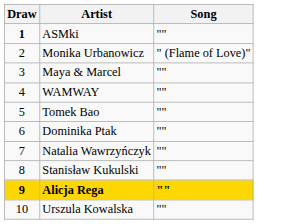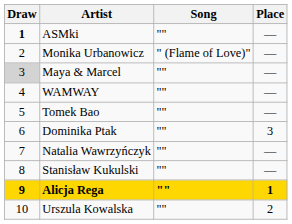+ column: (270, 14)
(22, 72) no background -> (22, 72) lightgrey background
